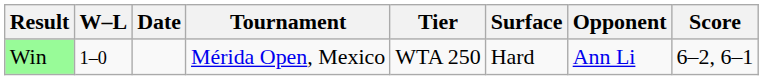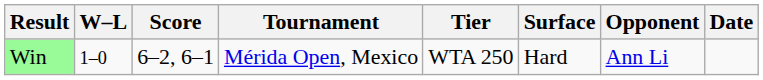columns swapped: (159, 21) <-> (715, 21)
